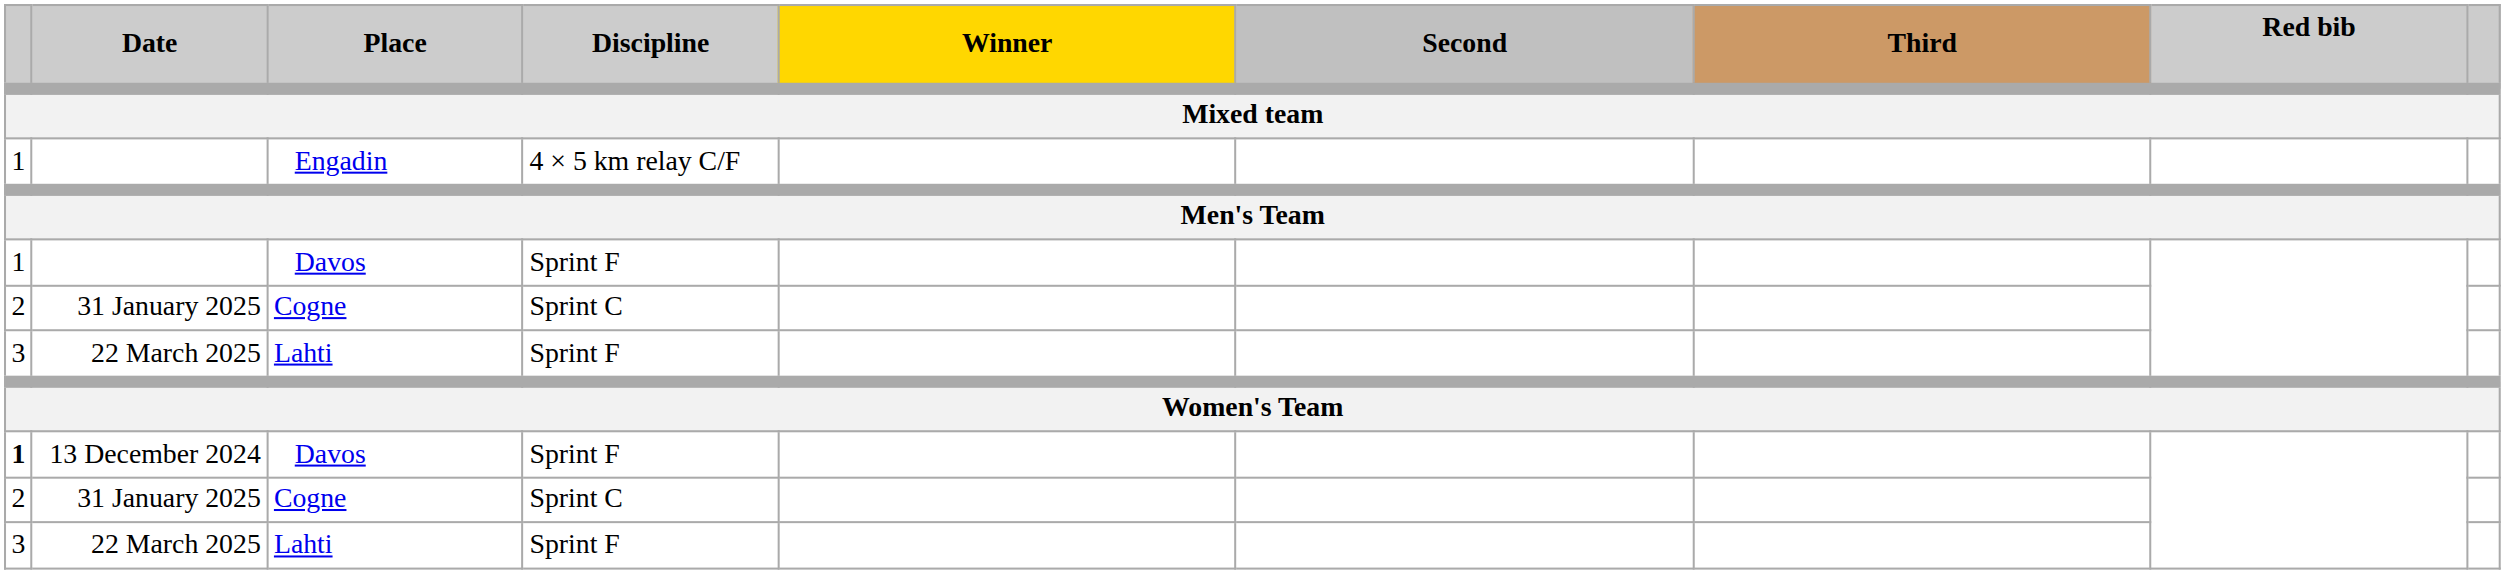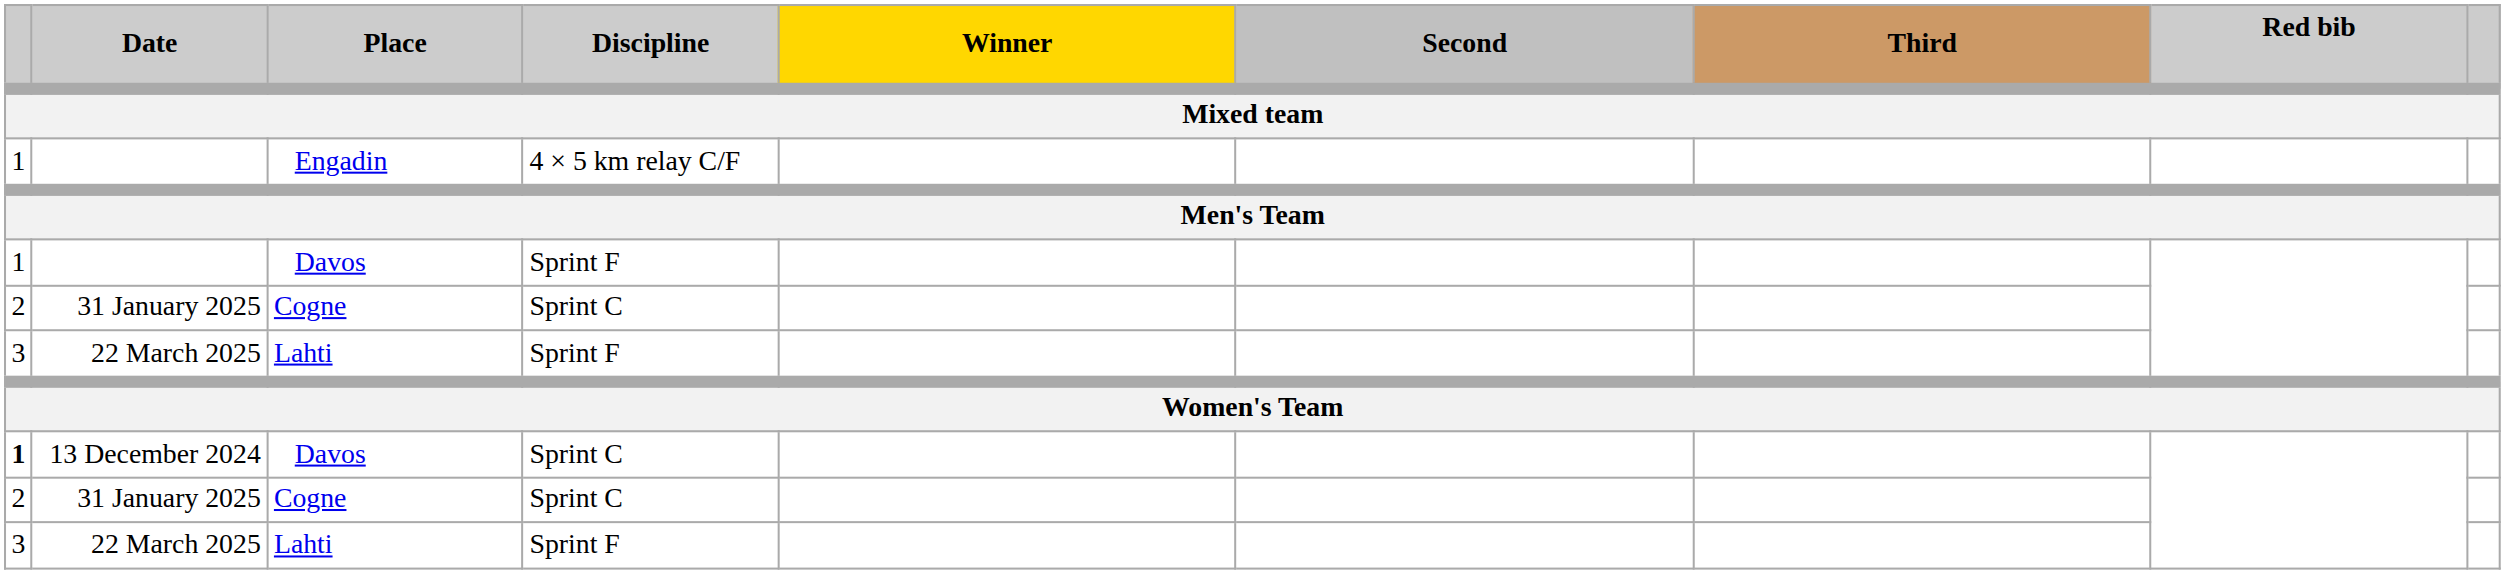(575, 453) Sprint F -> (576, 453) Sprint C
